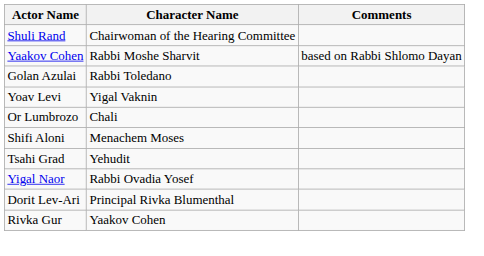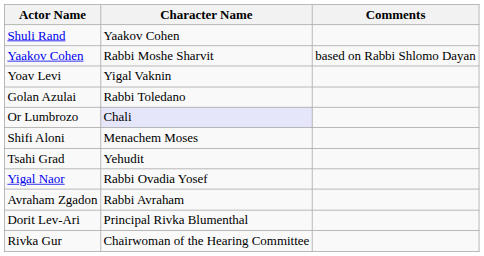(192, 35) Chairwoman of the Hearing Committee -> (141, 35) Yaakov Cohen
rows swapped: (42, 76) <-> (34, 96)
(103, 117) no background -> (117, 117) lavender background
+ row: (52, 199)
(127, 220) Yaakov Cohen -> (206, 240) Chairwoman of the Hearing Committee
